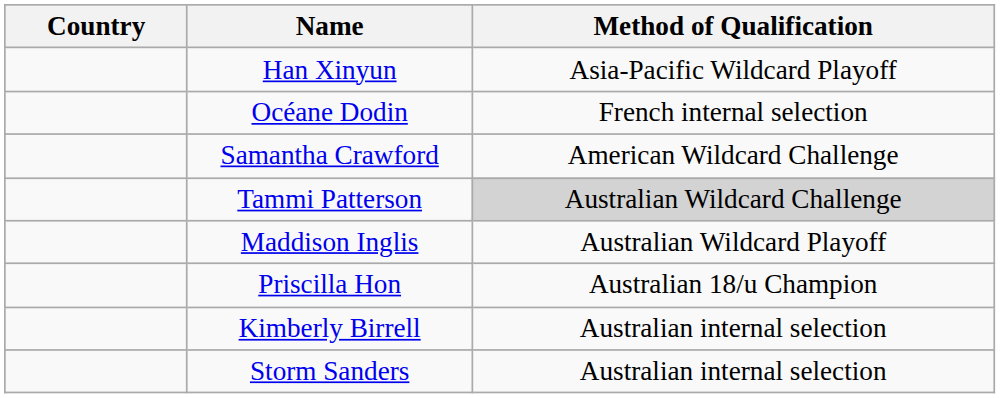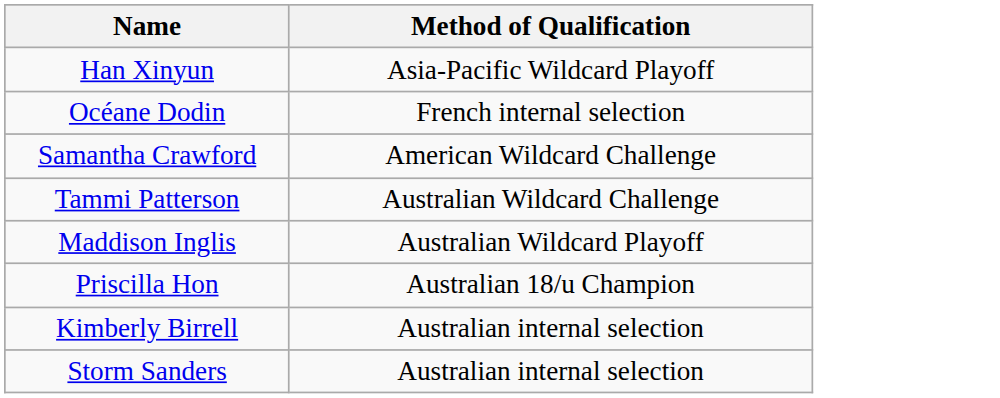- column: (96, 26)
(733, 198) lightgrey background -> (551, 198) no background
